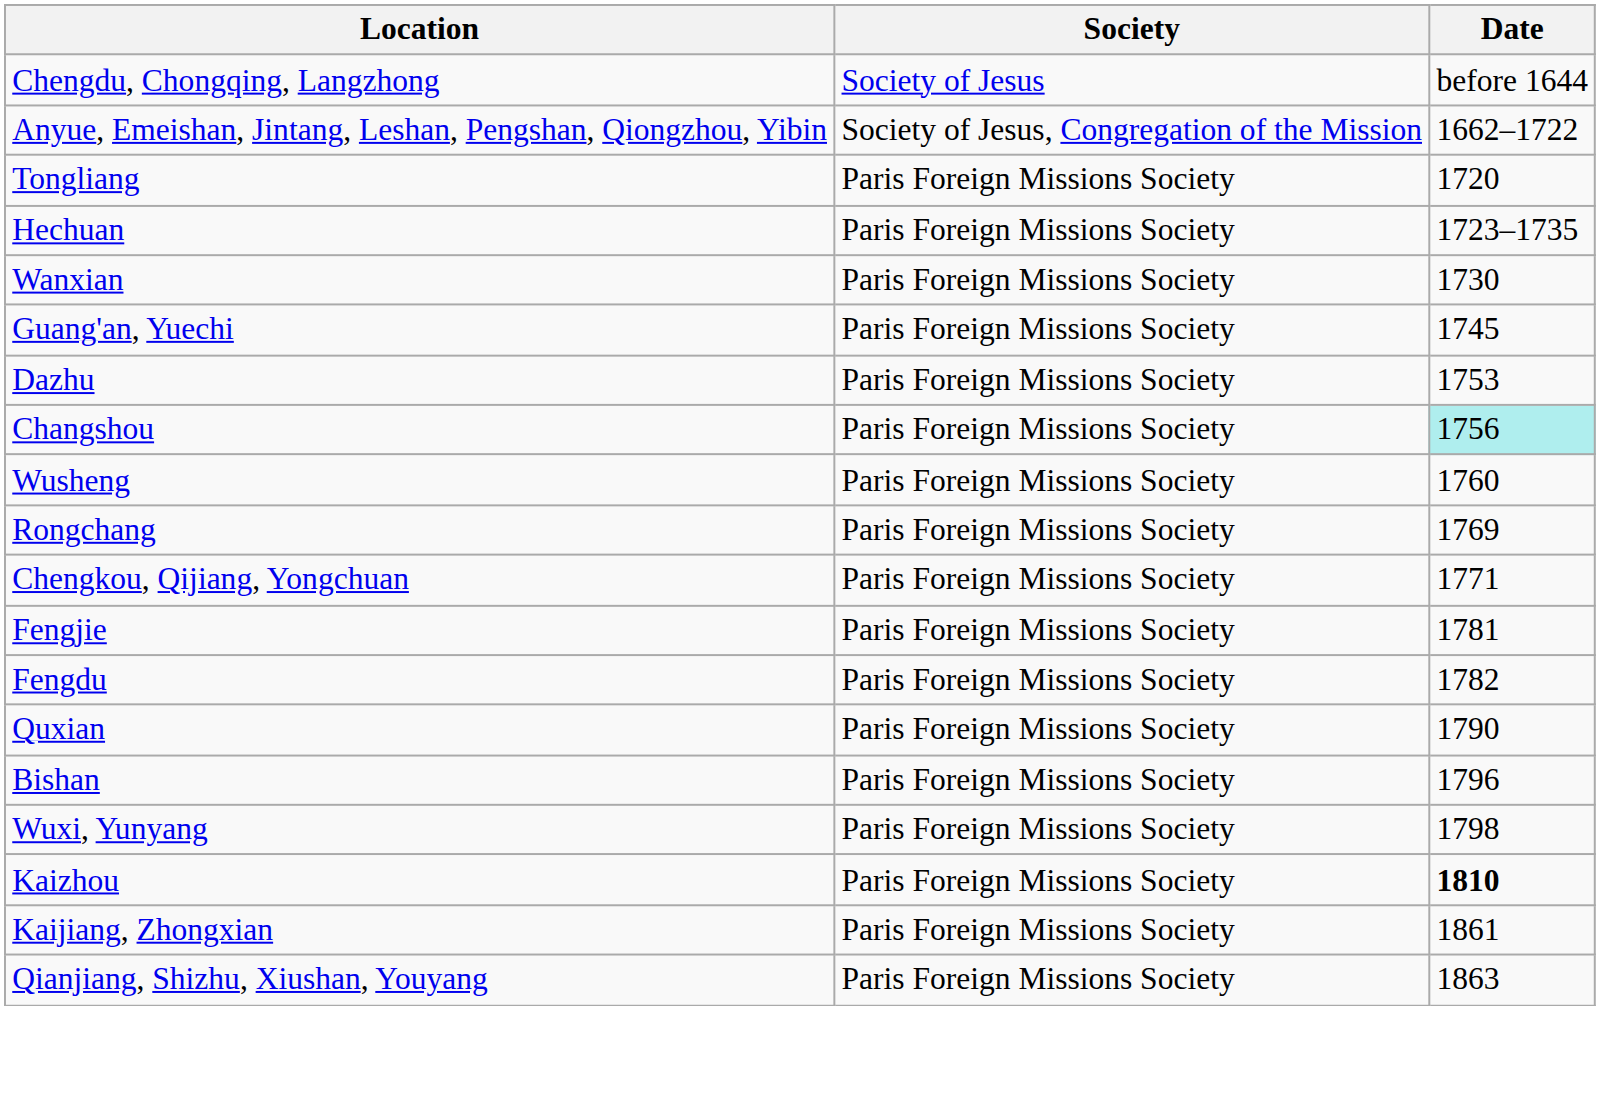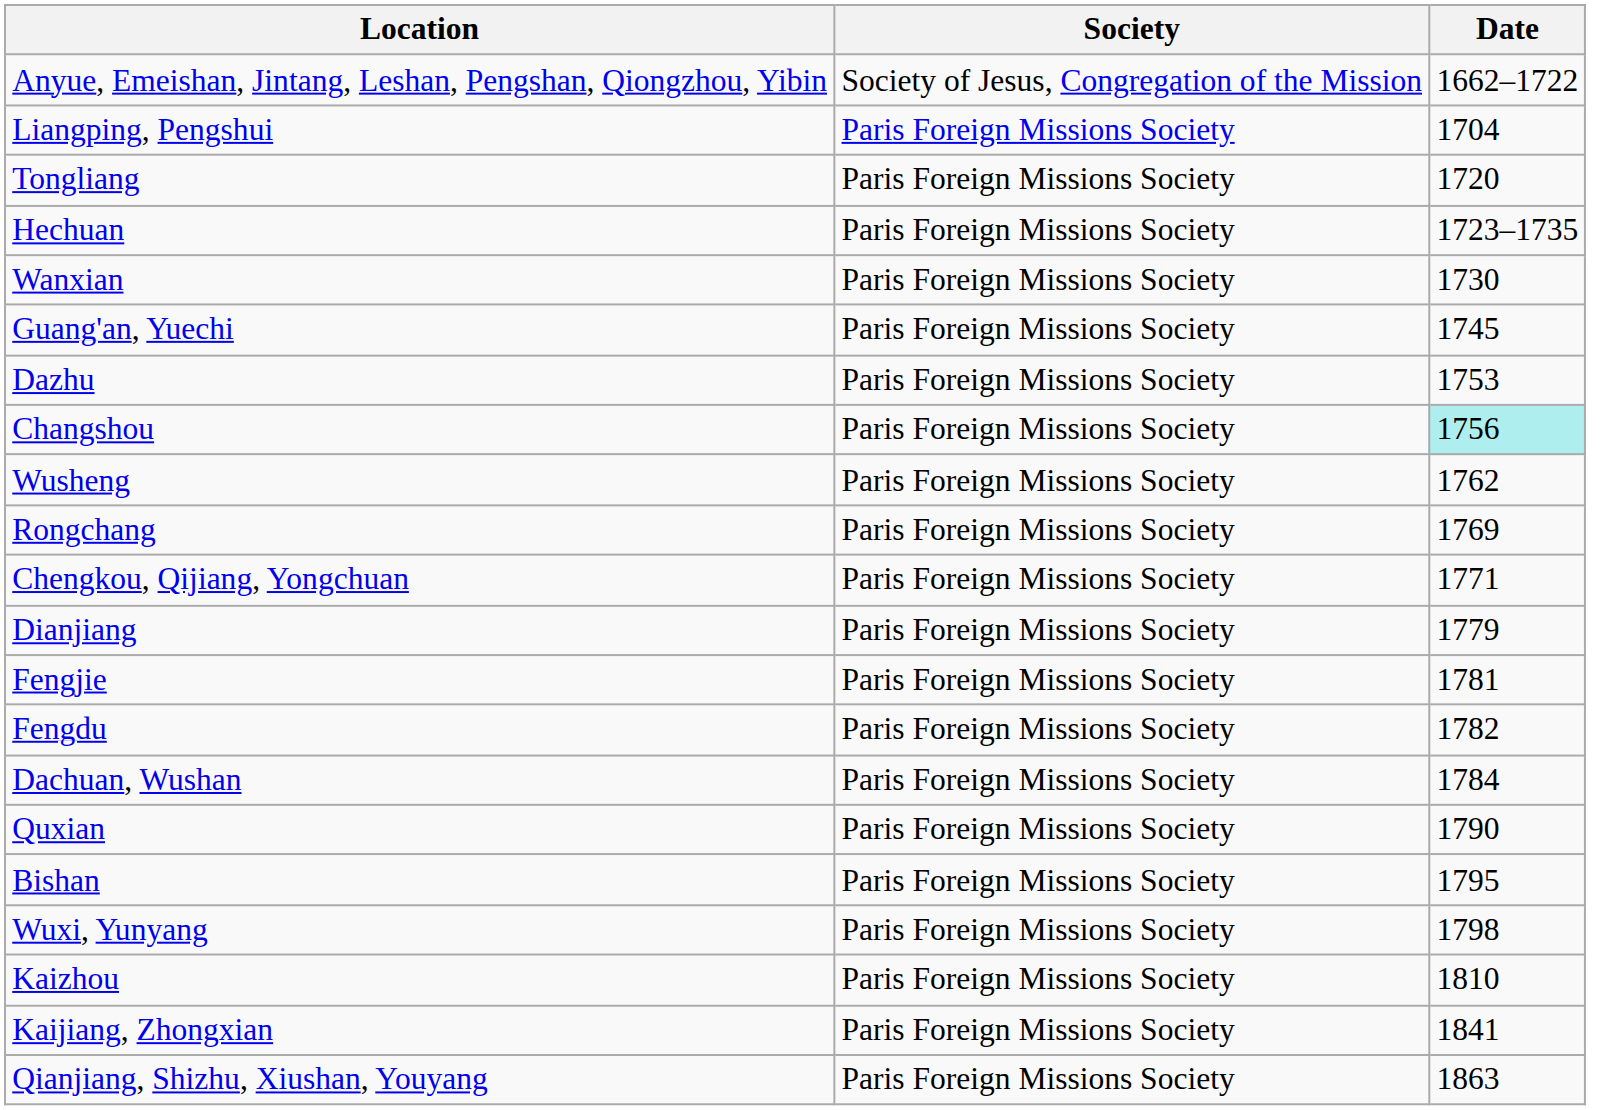- row: (226, 79)
+ row: (143, 129)
(1468, 479) 1760 -> (1468, 479) 1762
+ row: (74, 629)
+ row: (127, 779)
(1468, 779) 1796 -> (1468, 879) 1795
(1468, 879) bold -> (1468, 979) normal
(1468, 929) 1861 -> (1468, 1029) 1841
